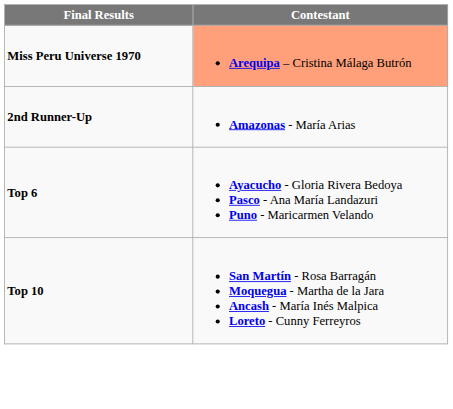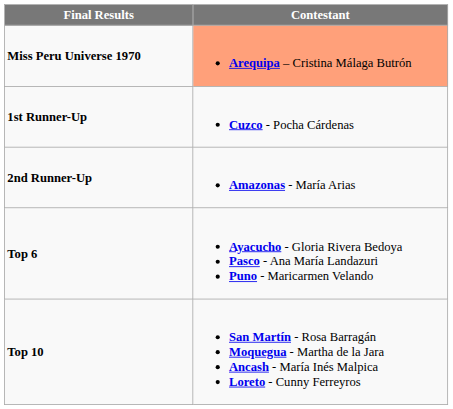+ row: (47, 116)
